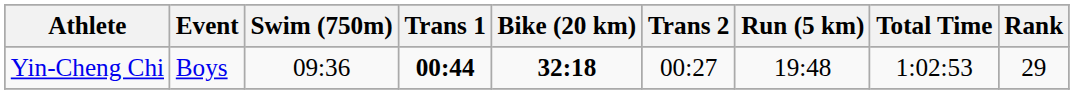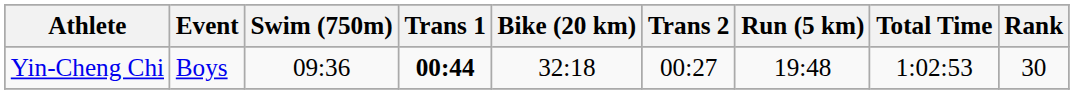(567, 67) bold -> (567, 67) normal
(1034, 67) 29 -> (1034, 67) 30
